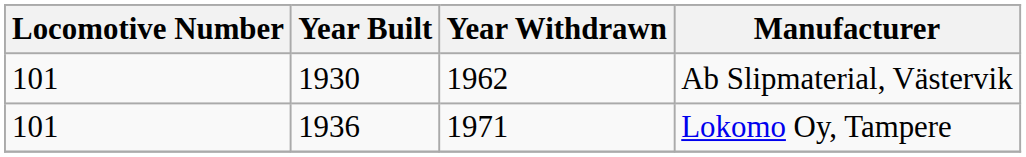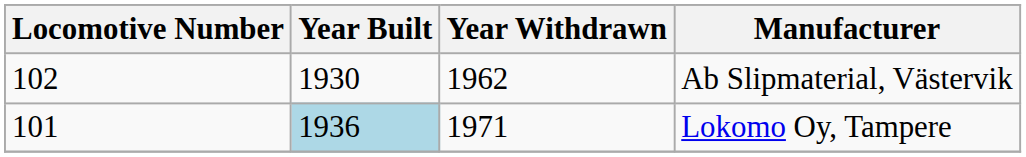(35, 77) 101 -> (35, 77) 102
(329, 126) no background -> (329, 126) lightblue background
